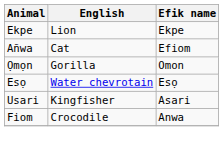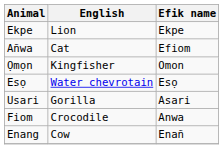(73, 65) Gorilla -> (83, 65) Kingfisher
(83, 100) Kingfisher -> (73, 100) Gorilla
+ row: (23, 135)
